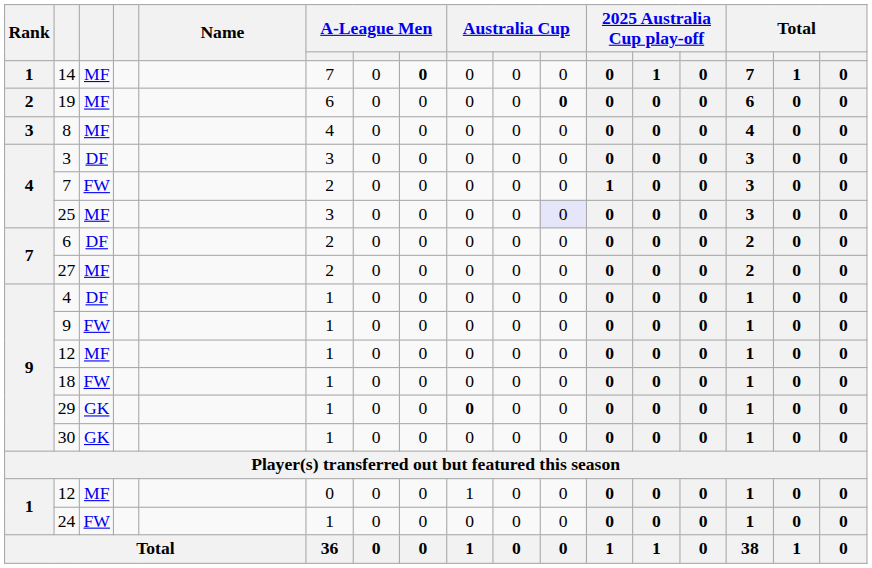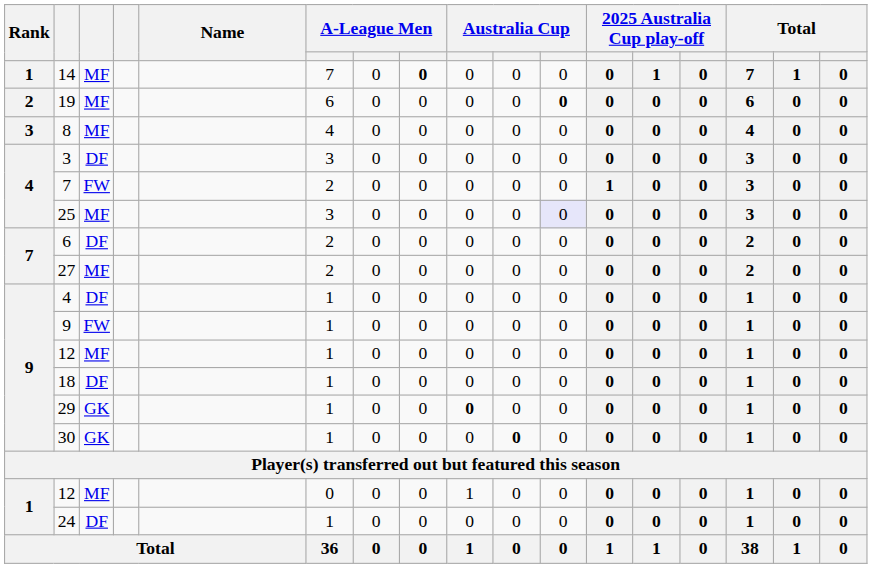(97, 381) FW -> (97, 381) DF
(516, 437) normal -> (516, 437) bold
(97, 520) FW -> (97, 520) DF
